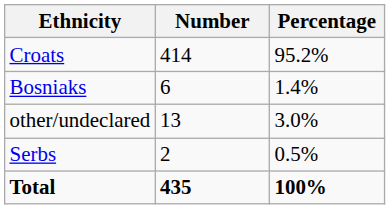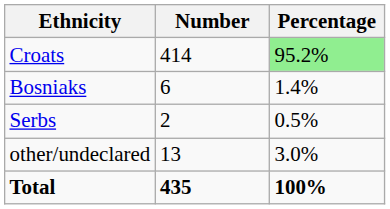(302, 54) no background -> (302, 54) lightgreen background
rows swapped: (33, 154) <-> (80, 120)
